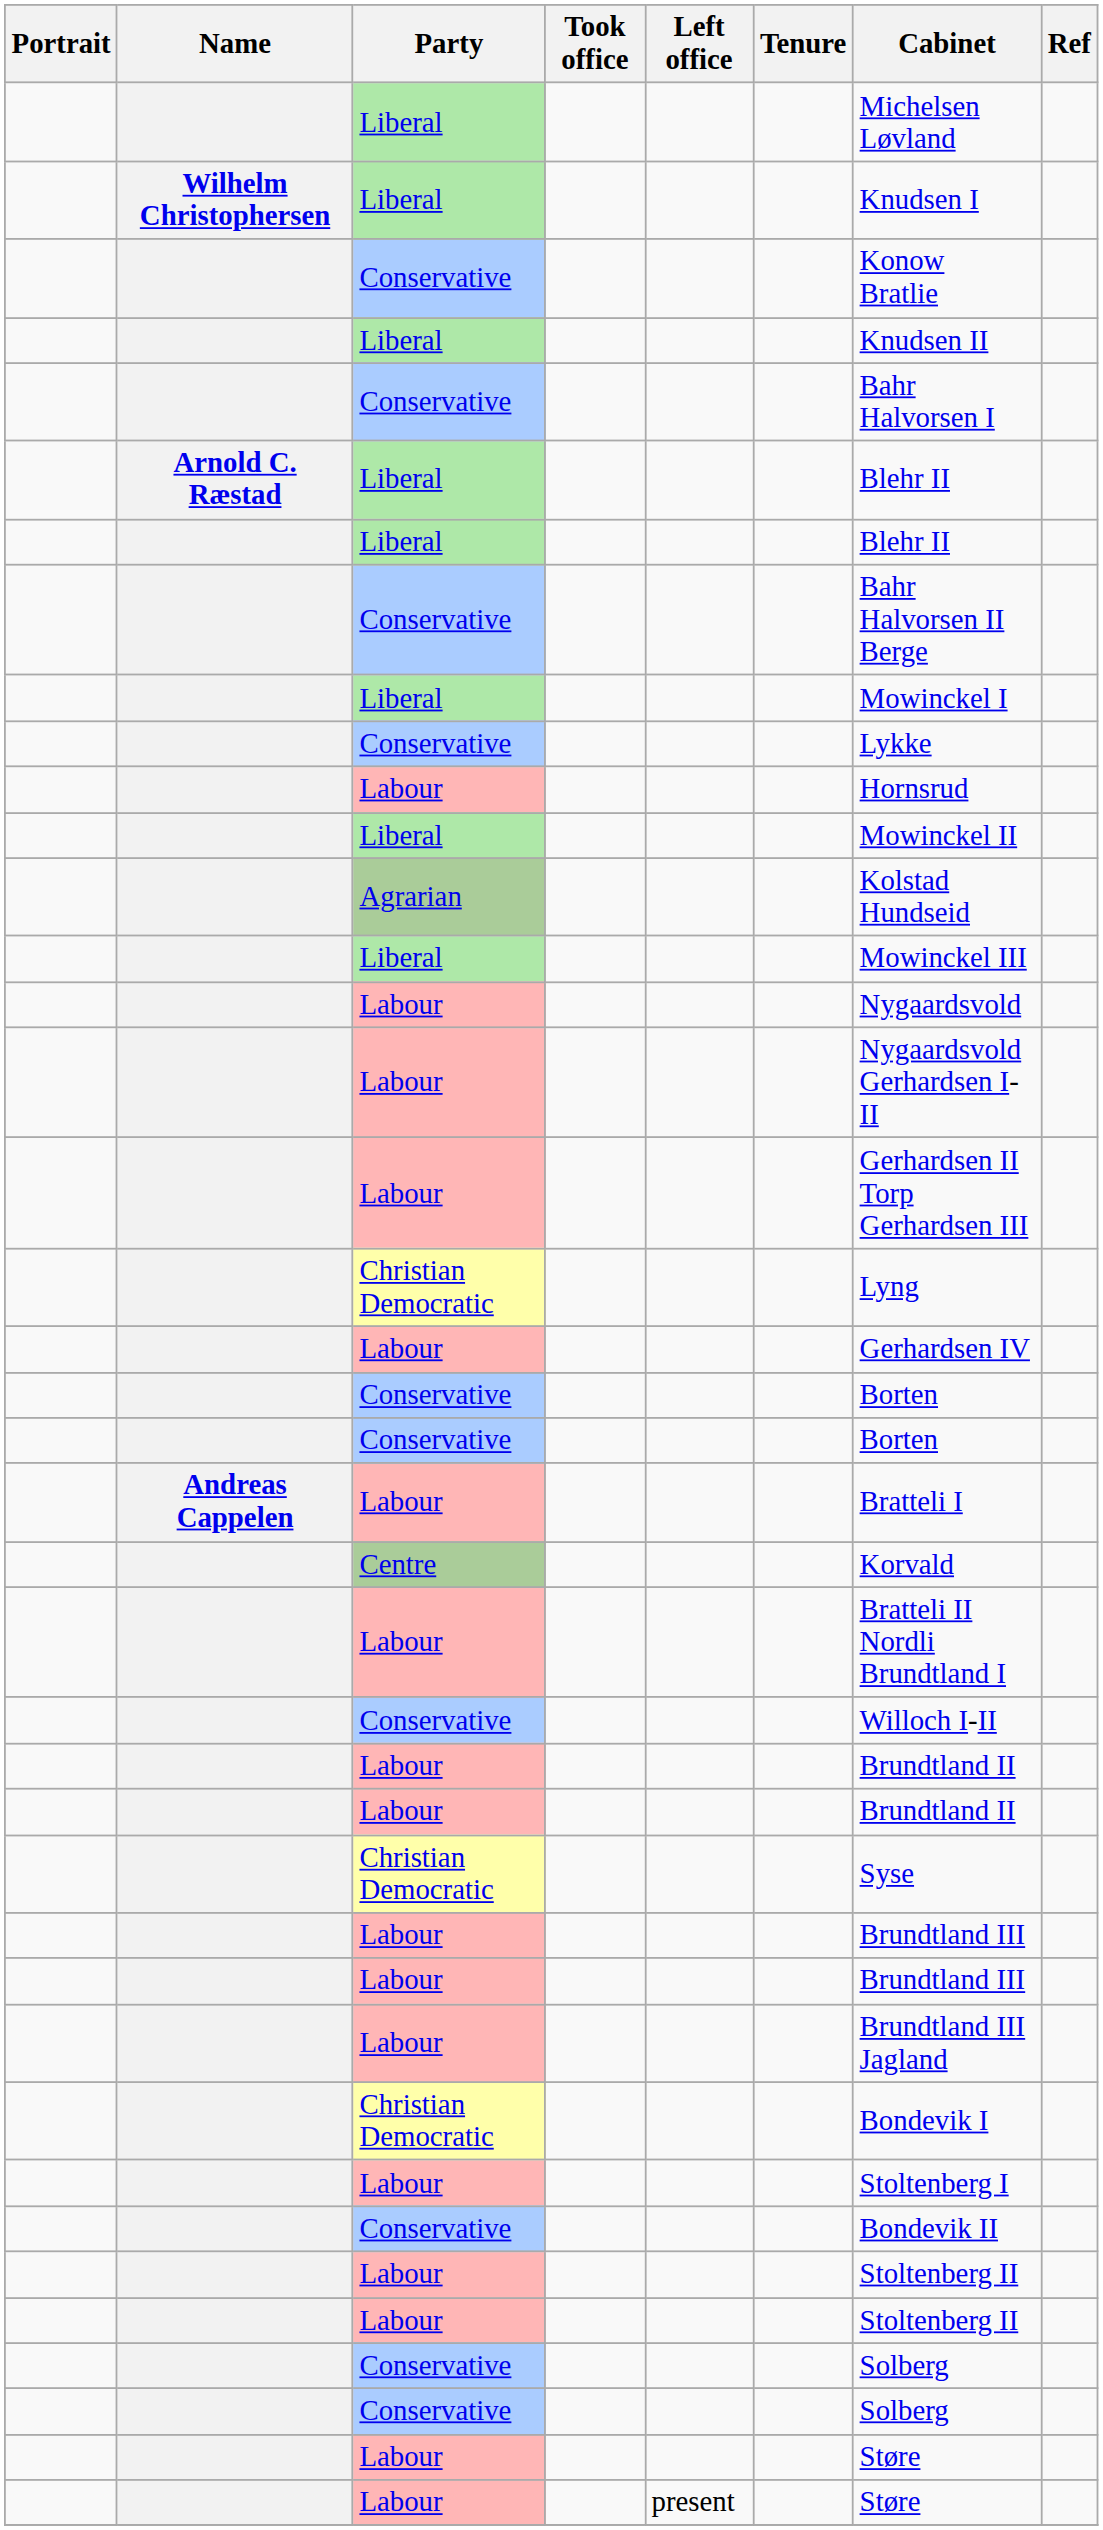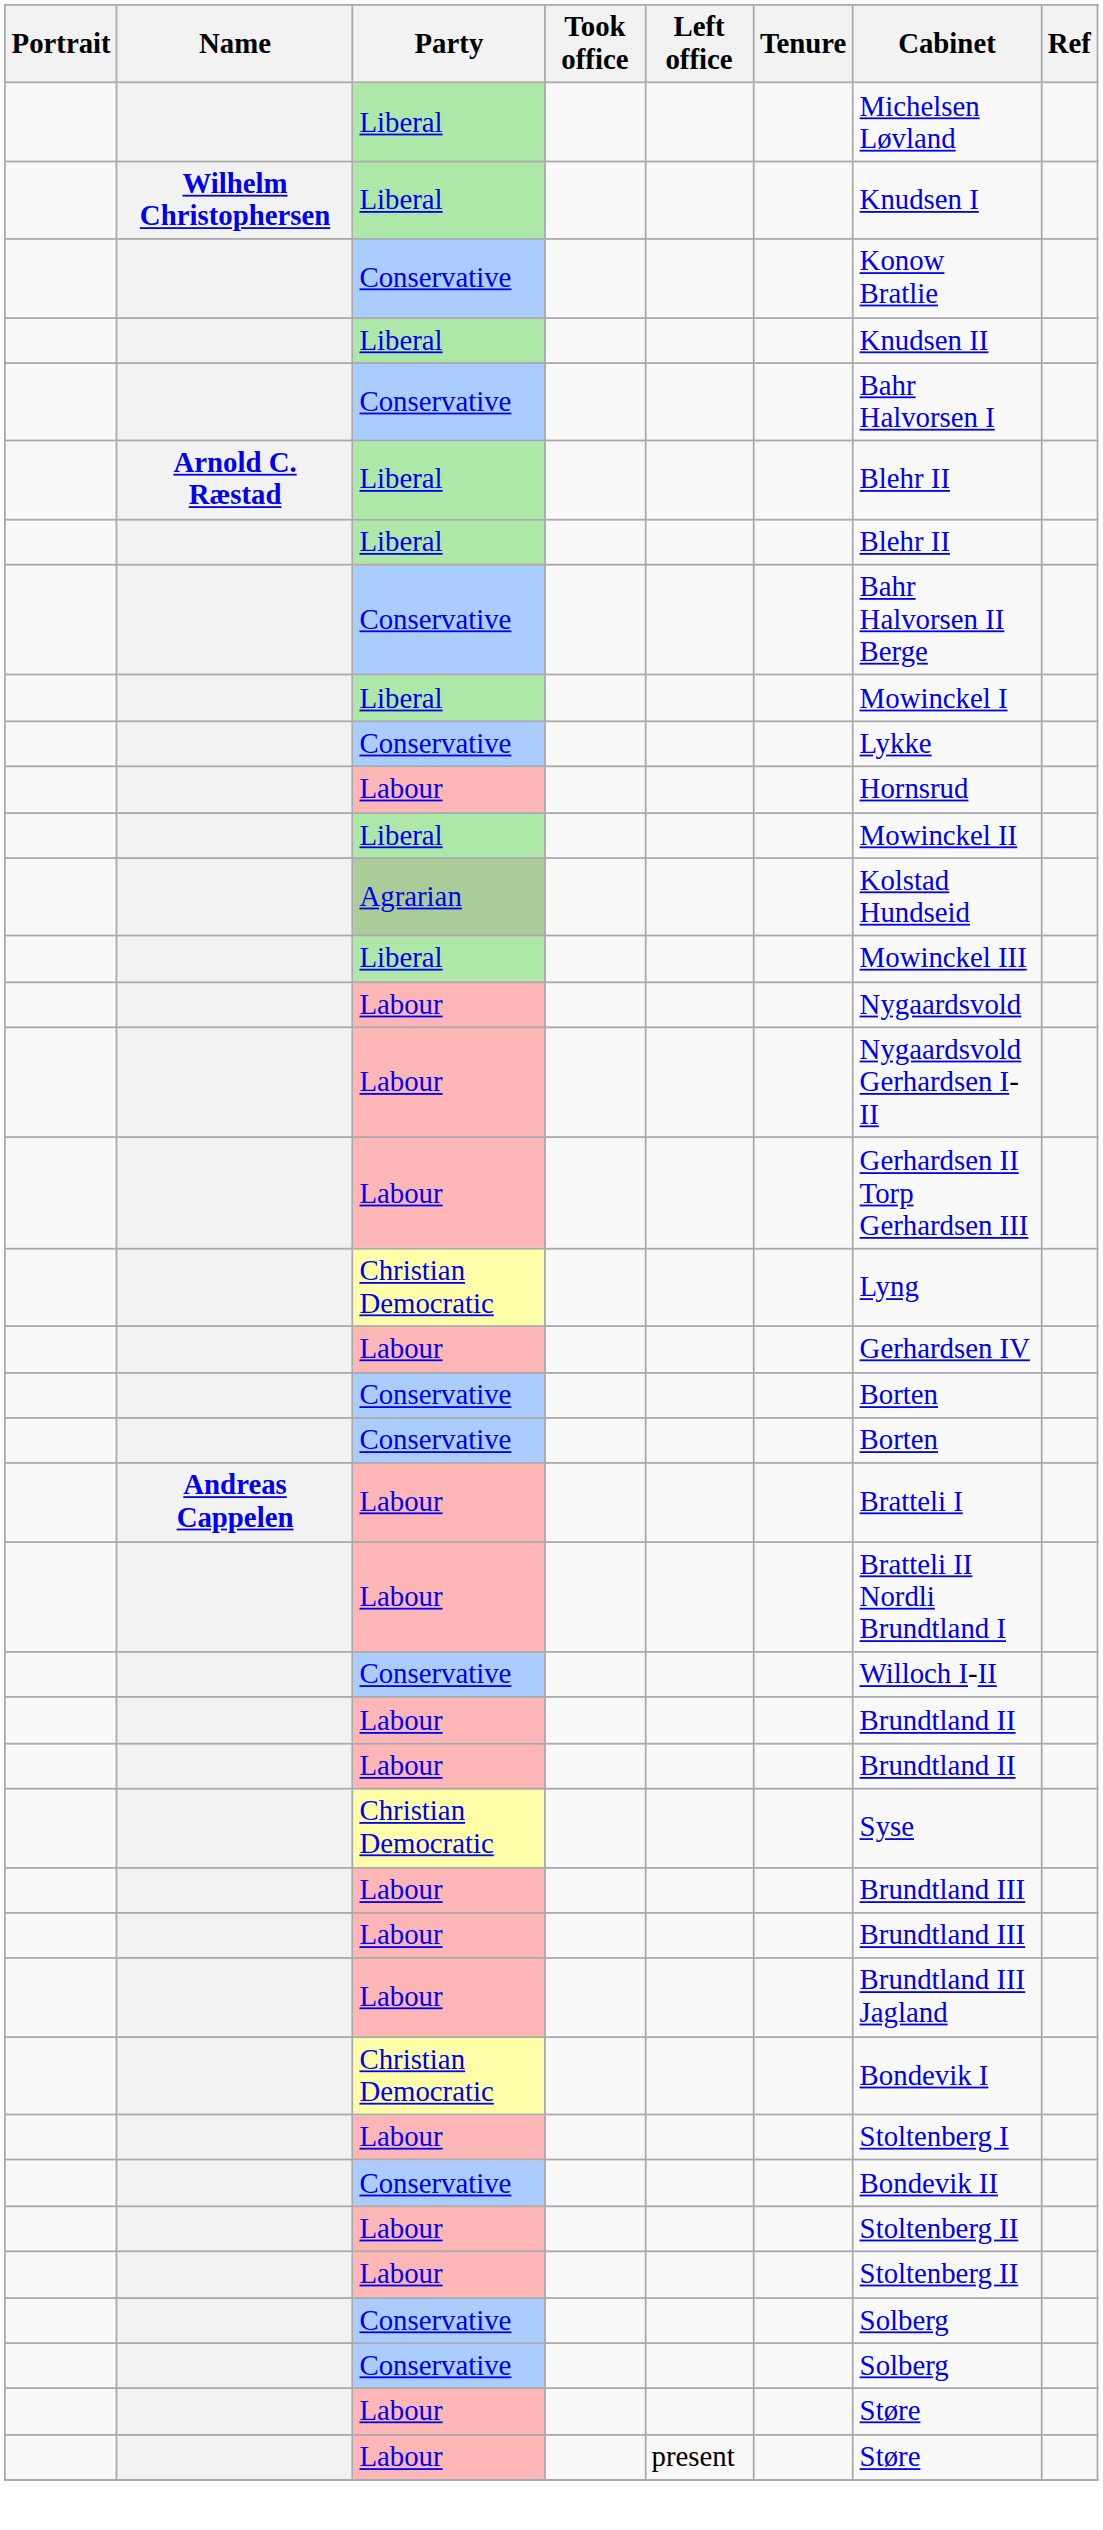- row: (235, 1564)
